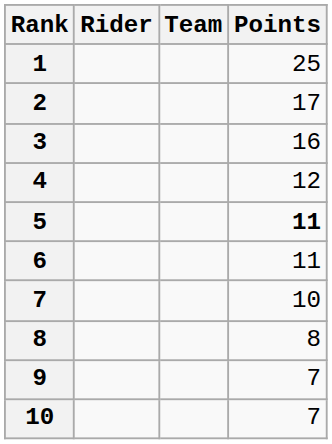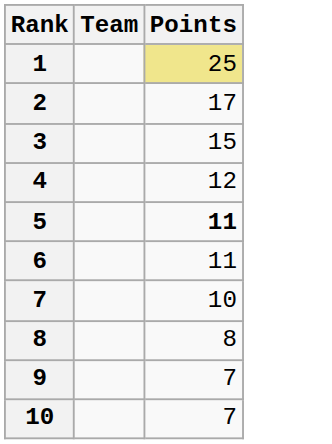- column: (117, 25)
(306, 64) no background -> (222, 64) khaki background
(306, 143) 16 -> (222, 143) 15
